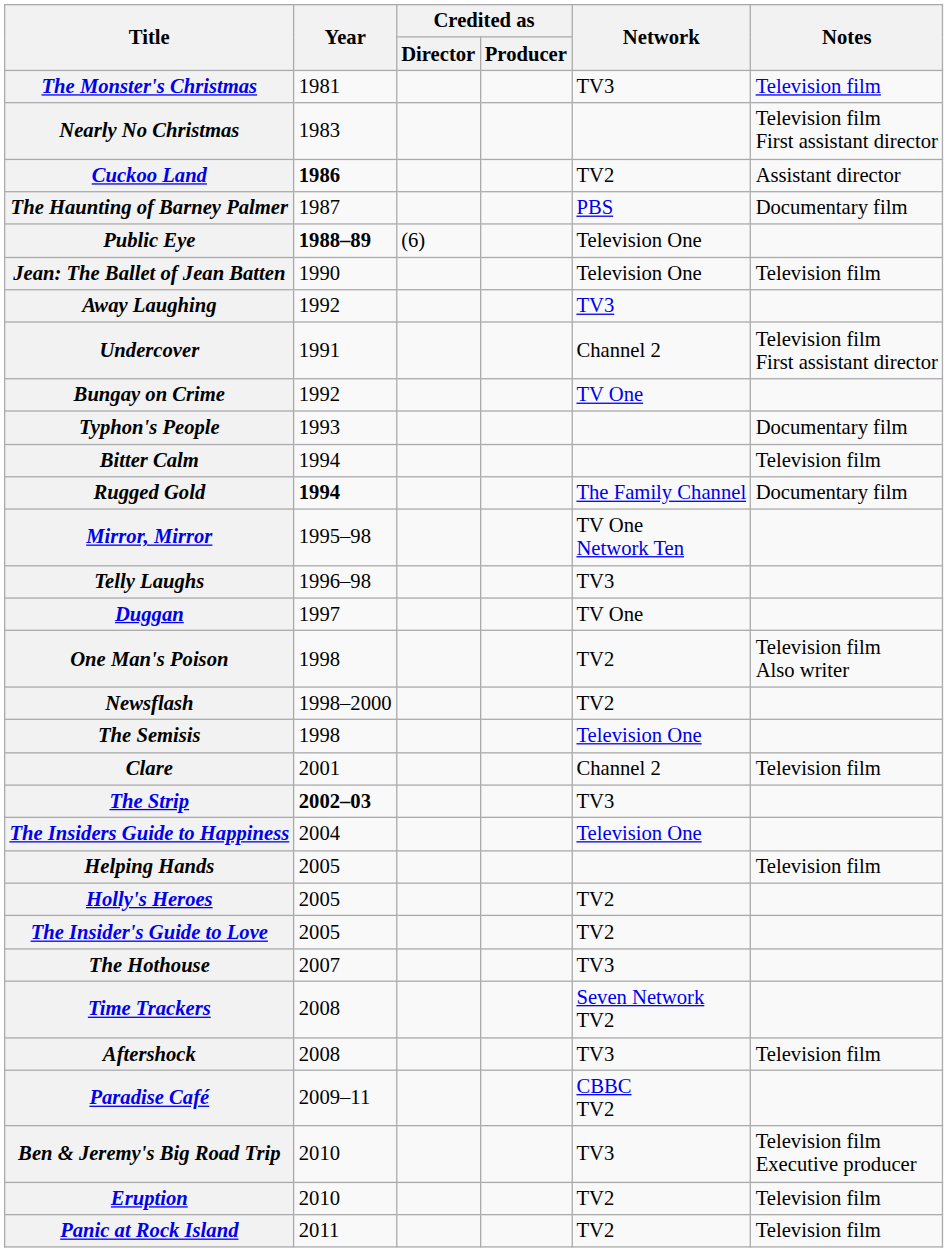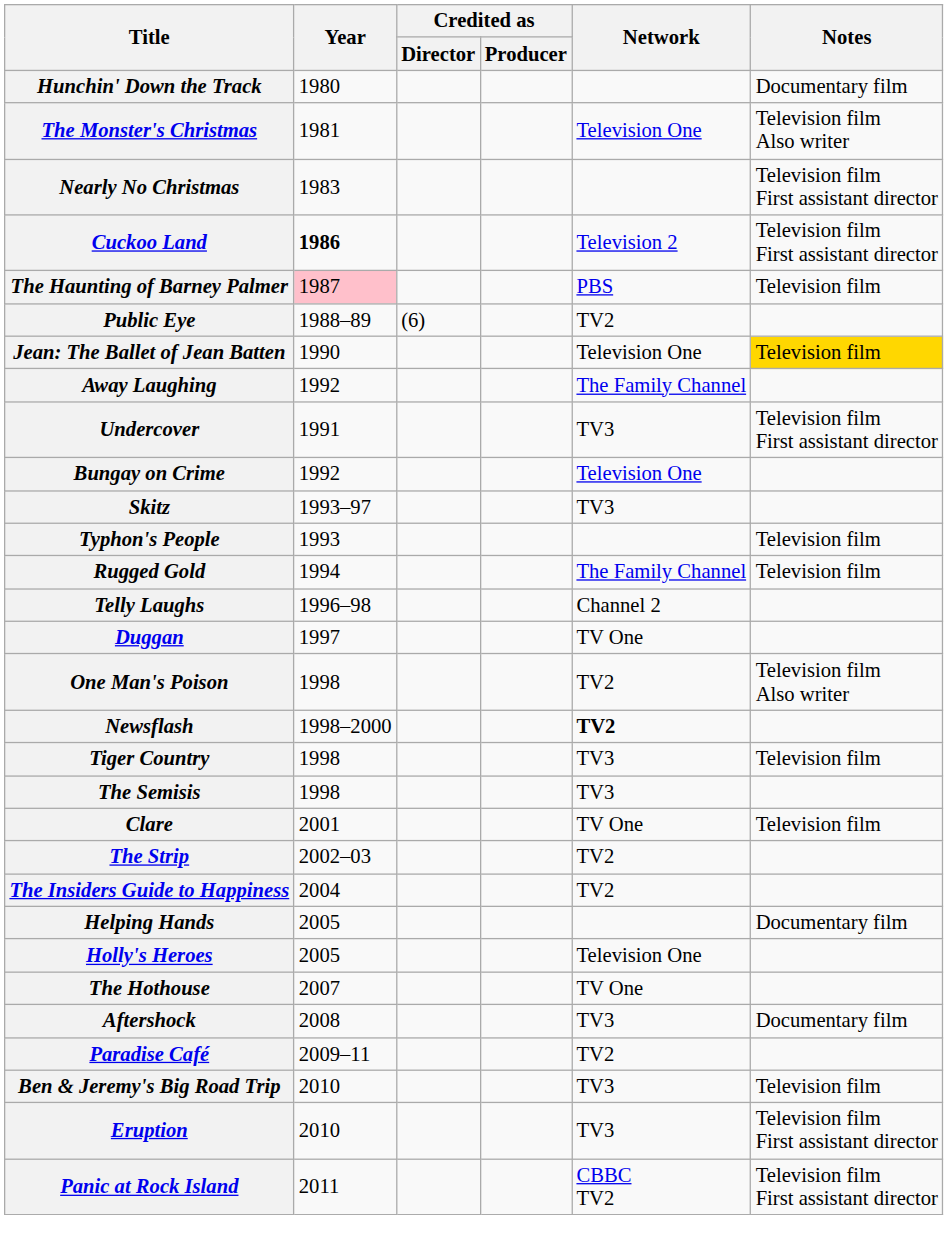+ row: (149, 86)
(595, 86) TV3 -> (639, 130) Television One
(818, 86) Television film -> (818, 130) Television film Also writer
(595, 175) TV2 -> (627, 242) Television 2
(828, 175) Assistant director -> (847, 242) Television film First assistant director
(319, 207) no background -> (319, 286) pink background
(832, 207) Documentary film -> (818, 286) Television film
(335, 240) bold -> (335, 319) normal
(639, 240) Television One -> (595, 319) TV2
(818, 273) no background -> (818, 352) gold background
(595, 305) TV3 -> (661, 385) The Family Channel
(619, 350) Channel 2 -> (595, 429) TV3
(610, 394) TV One -> (639, 473) Television One
+ row: (149, 506)
(832, 427) Documentary film -> (818, 539) Television film
- row: (149, 460)
(319, 492) bold -> (319, 572) normal
(832, 492) Documentary film -> (818, 572) Television film
- row: (149, 537)
(595, 581) TV3 -> (619, 604) Channel 2
(595, 702) normal -> (596, 726) bold
+ row: (149, 758)
(639, 735) Television One -> (595, 791) TV3
(619, 768) Channel 2 -> (610, 824) TV One
(335, 801) bold -> (335, 857) normal
(595, 801) TV3 -> (595, 857) TV2
(639, 833) Television One -> (595, 889) TV2
(818, 866) Television film -> (832, 922) Documentary film
(595, 899) TV2 -> (639, 955) Television One
- row: (149, 932)
(595, 964) TV3 -> (610, 988) TV One
- row: (149, 1009)
(818, 1053) Television film -> (832, 1020) Documentary film
(604, 1097) CBBC TV2 -> (595, 1053) TV2
(836, 1153) Television film Executive producer -> (818, 1086) Television film
(595, 1198) TV2 -> (595, 1130) TV3
(818, 1198) Television film -> (847, 1130) Television film First assistant director
(595, 1230) TV2 -> (604, 1186) CBBC TV2
(818, 1230) Television film -> (847, 1186) Television film First assistant director
